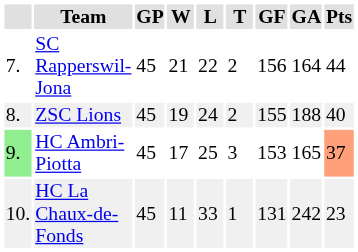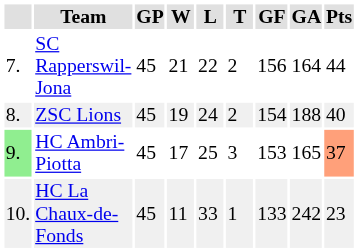(272, 114) 155 -> (272, 114) 154
(272, 213) 131 -> (272, 213) 133
